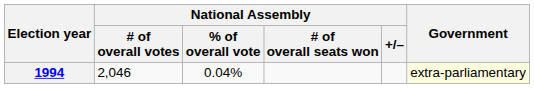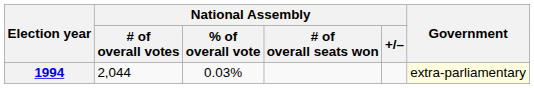(114, 72) 2,046 -> (114, 72) 2,044
(223, 72) 0.04% -> (223, 72) 0.03%
